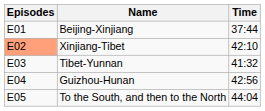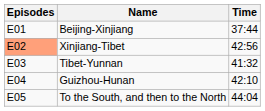(245, 47) 42:10 -> (245, 47) 42:56
(245, 81) 42:56 -> (245, 81) 42:10
